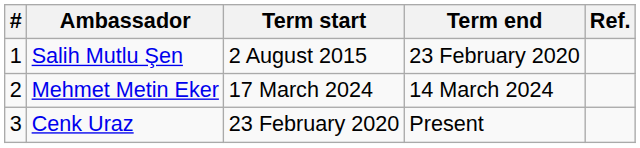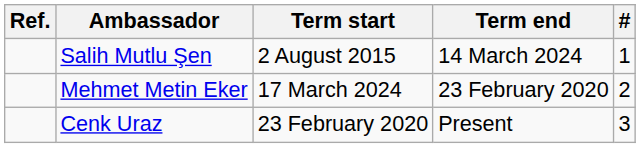columns swapped: (16, 21) <-> (610, 21)
(495, 55) 23 February 2020 -> (510, 55) 14 March 2024
(481, 90) 14 March 2024 -> (523, 90) 23 February 2020
